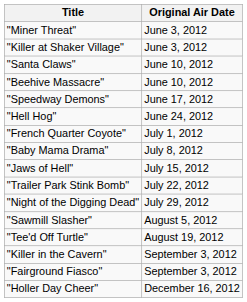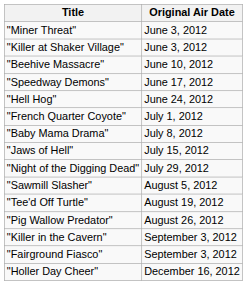- row: (41, 64)
- row: (68, 185)
+ row: (60, 220)
